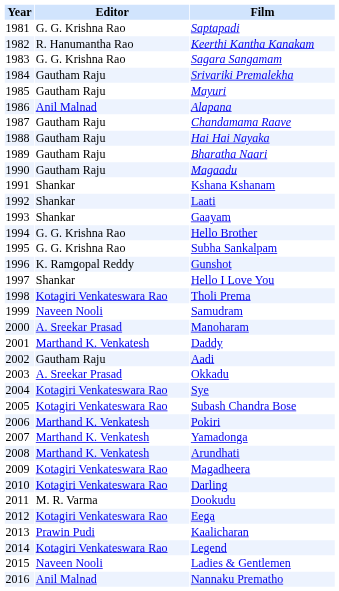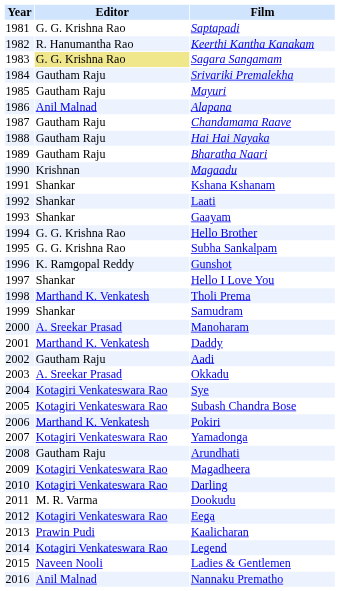(81, 59) no background -> (81, 59) khaki background
(71, 169) Gautham Raju -> (58, 169) Krishnan
(102, 295) Kotagiri Venkateswara Rao -> (92, 295) Marthand K. Venkatesh
(69, 311) Naveen Nooli -> (55, 311) Shankar
(92, 437) Marthand K. Venkatesh -> (102, 437) Kotagiri Venkateswara Rao
(92, 453) Marthand K. Venkatesh -> (71, 453) Gautham Raju
